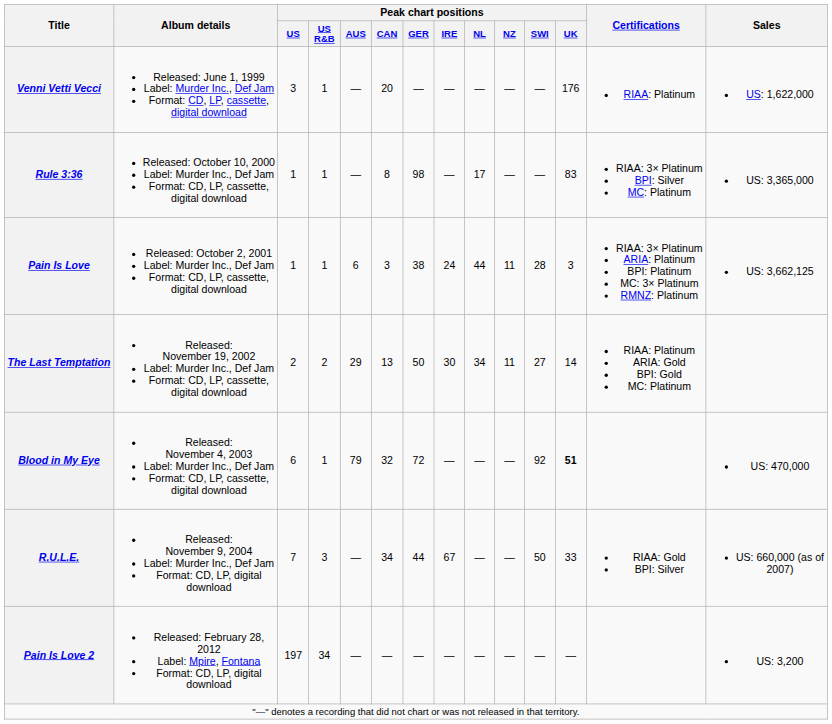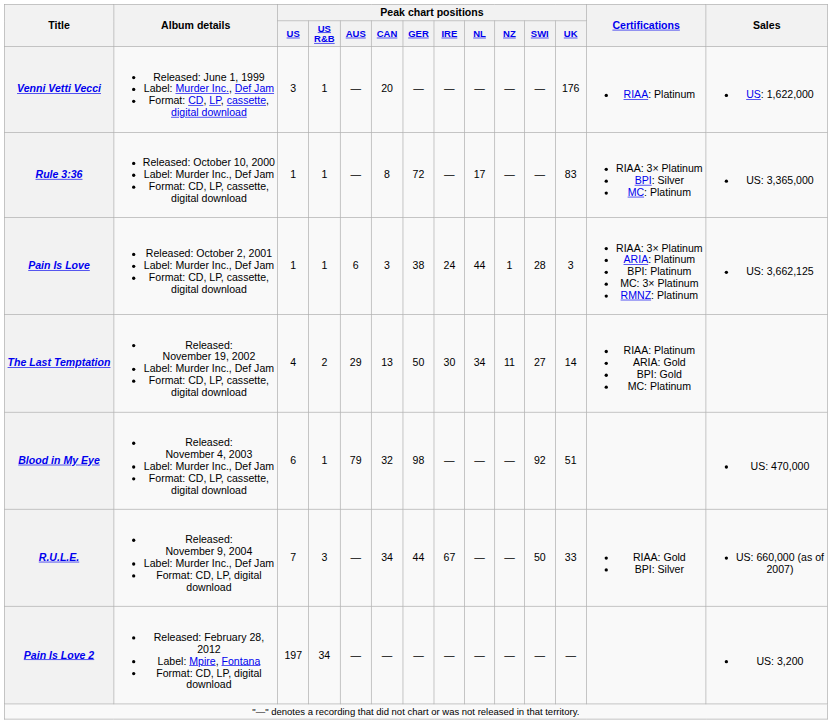(418, 174) 98 -> (418, 174) 72
(509, 266) 11 -> (509, 266) 1
(293, 363) 2 -> (293, 363) 4
(418, 460) 72 -> (418, 460) 98
(571, 460) bold -> (571, 460) normal
